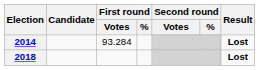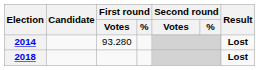(117, 42) 93.284 -> (117, 42) 93.280
